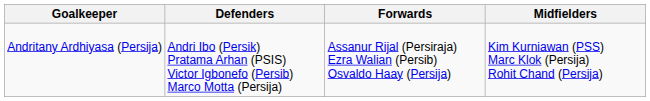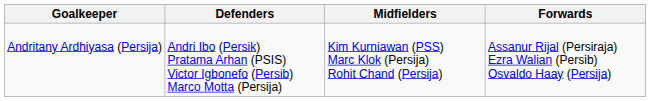columns swapped: (565, 14) <-> (405, 14)
